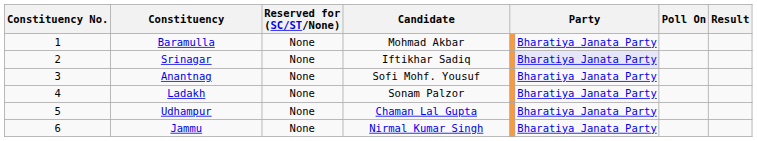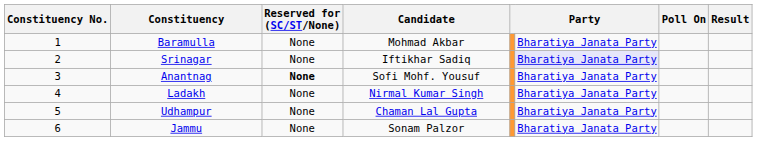(302, 77) normal -> (302, 77) bold
(426, 94) Sonam Palzor -> (426, 94) Nirmal Kumar Singh
(426, 128) Nirmal Kumar Singh -> (426, 128) Sonam Palzor
